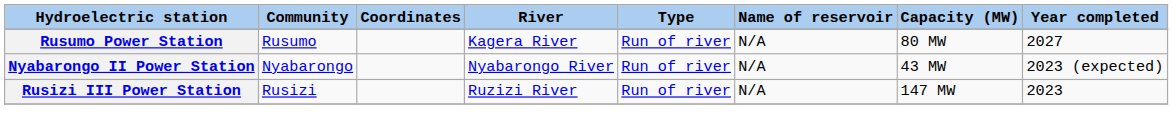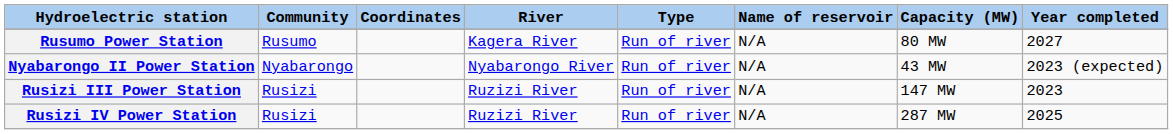+ row: (131, 116)
